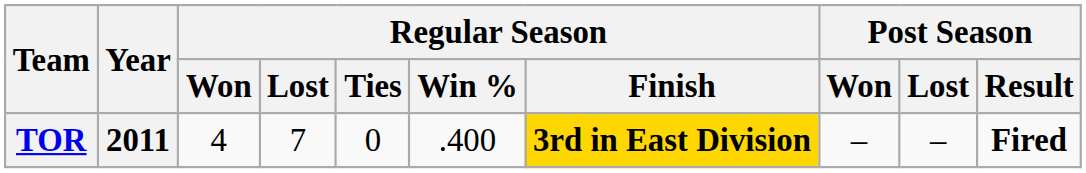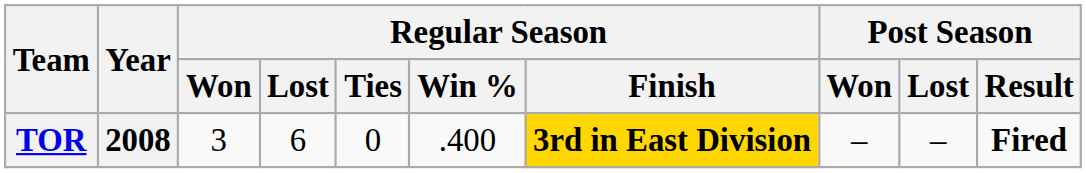(138, 140) 2011 -> (138, 140) 2008
(219, 140) 4 -> (219, 140) 3
(298, 140) 7 -> (298, 140) 6
